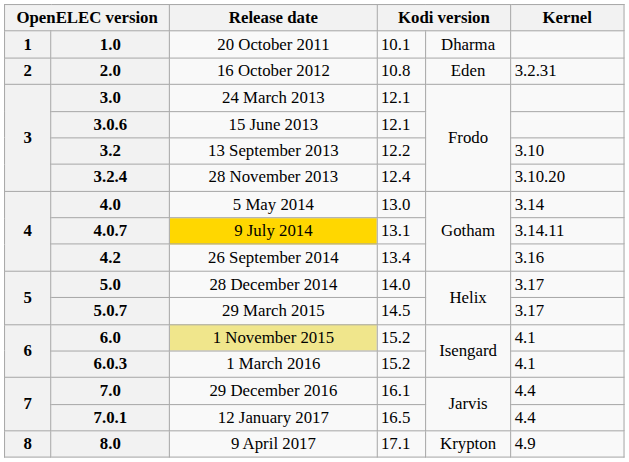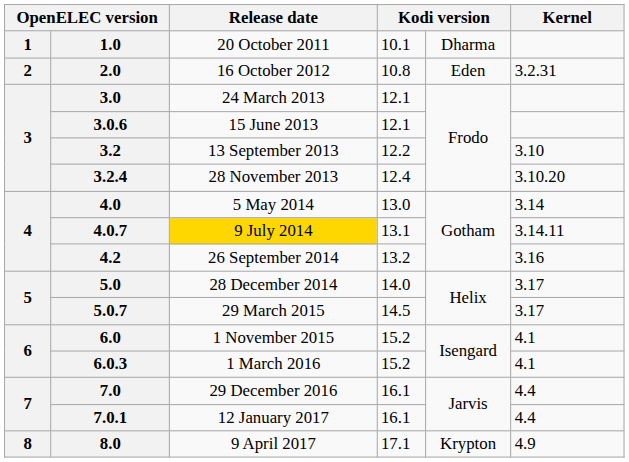(396, 257) 13.4 -> (396, 257) 13.2
(273, 337) khaki background -> (273, 337) no background
(396, 417) 16.5 -> (396, 417) 16.1
